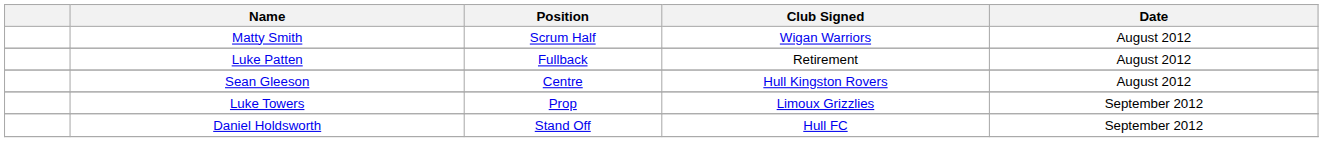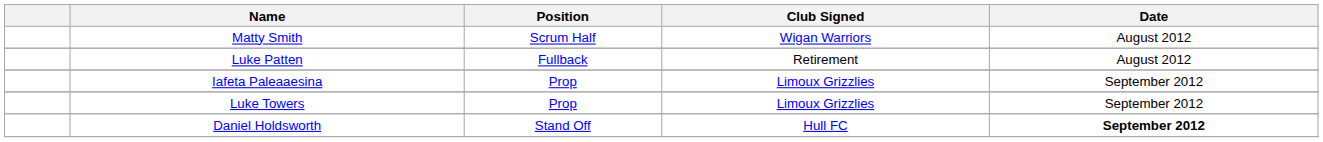- row: (267, 81)
+ row: (267, 81)
(1154, 125) normal -> (1154, 125) bold
